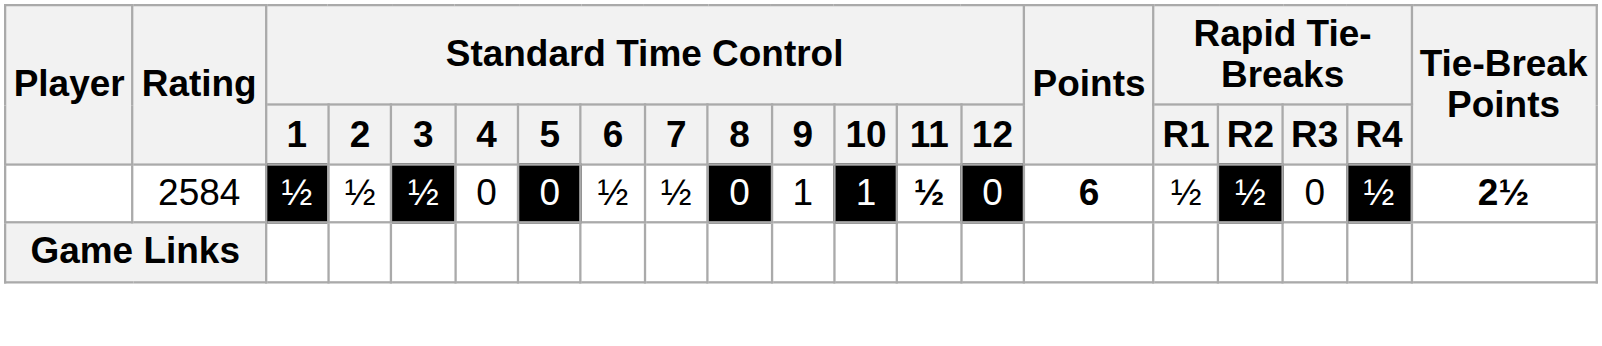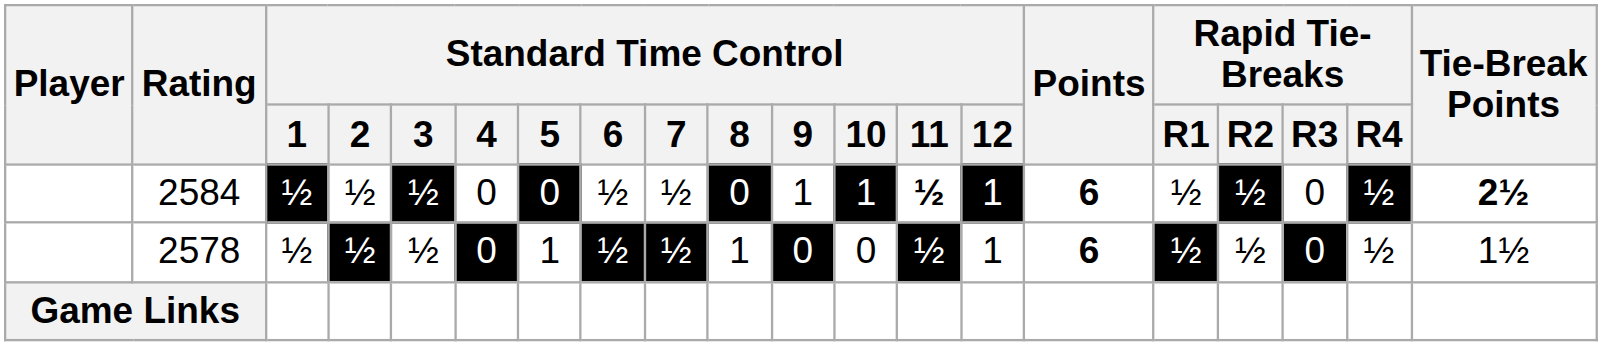(992, 192) 0 -> (992, 192) 1
+ row: (199, 251)
